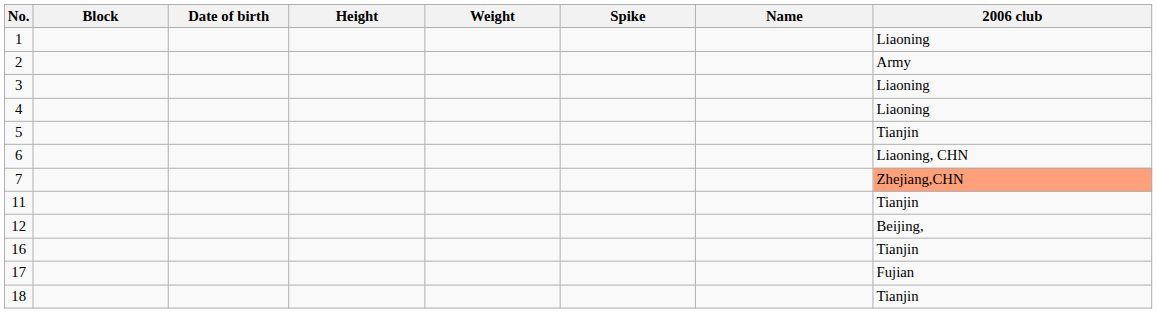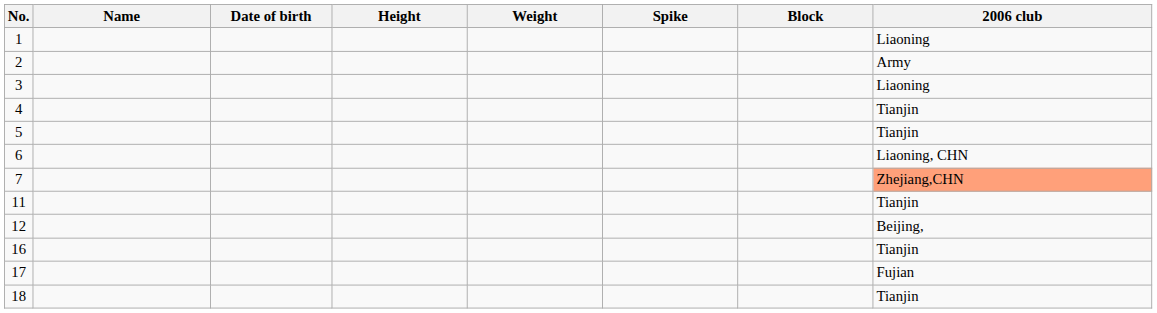columns swapped: (784, 16) <-> (101, 16)
(903, 109) Liaoning -> (898, 109) Tianjin
